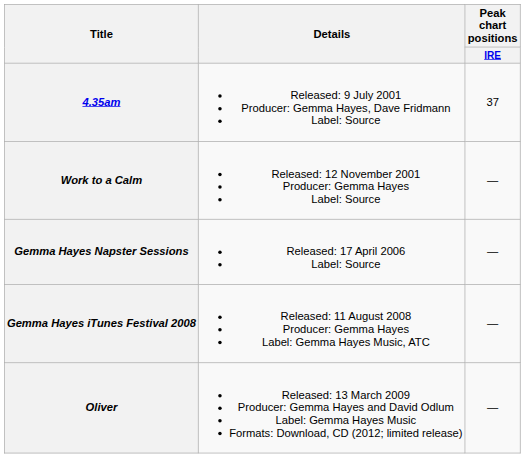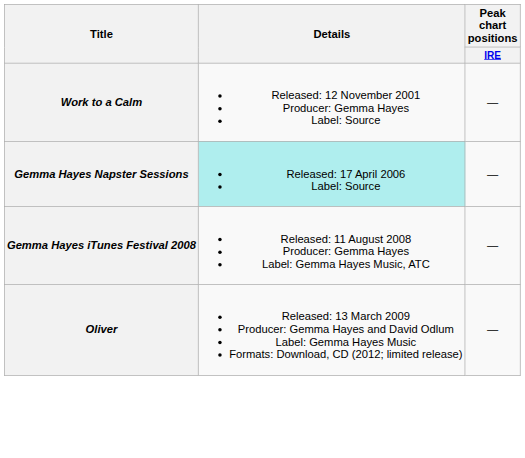- row: (101, 102)
(332, 258) no background -> (332, 180) paleturquoise background
